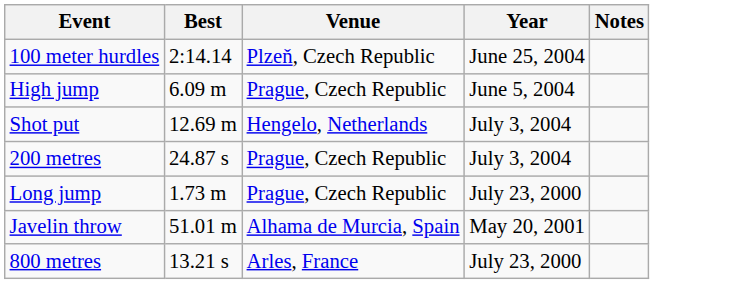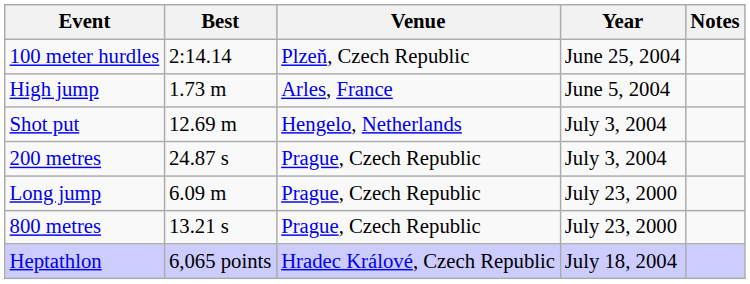(198, 90) 6.09 m -> (198, 90) 1.73 m
(346, 90) Prague, Czech Republic -> (337, 90) Arles, France
(198, 192) 1.73 m -> (198, 192) 6.09 m
- row: (66, 227)
(302, 261) Arles, France -> (381, 227) Prague, Czech Republic
+ row: (56, 261)
